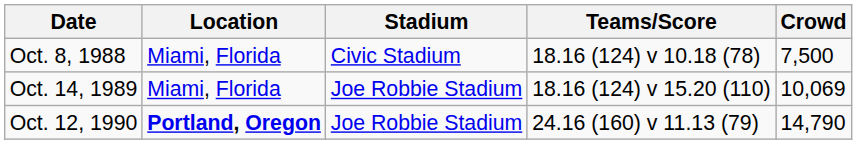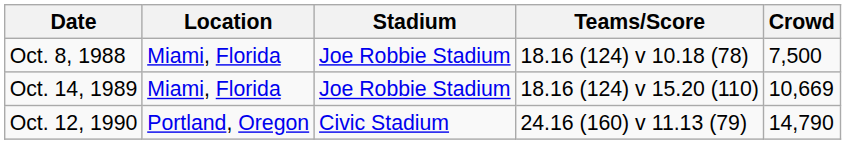(396, 55) Civic Stadium -> (415, 55) Joe Robbie Stadium
(813, 89) 10,069 -> (801, 89) 10,669
(234, 123) bold -> (228, 123) normal
(427, 123) Joe Robbie Stadium -> (384, 123) Civic Stadium
